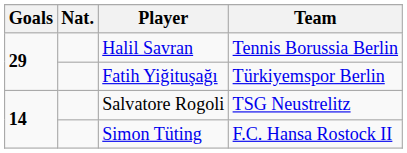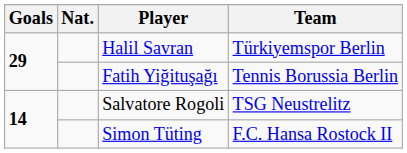(315, 47) Tennis Borussia Berlin -> (309, 47) Türkiyemspor Berlin
(309, 76) Türkiyemspor Berlin -> (315, 76) Tennis Borussia Berlin
